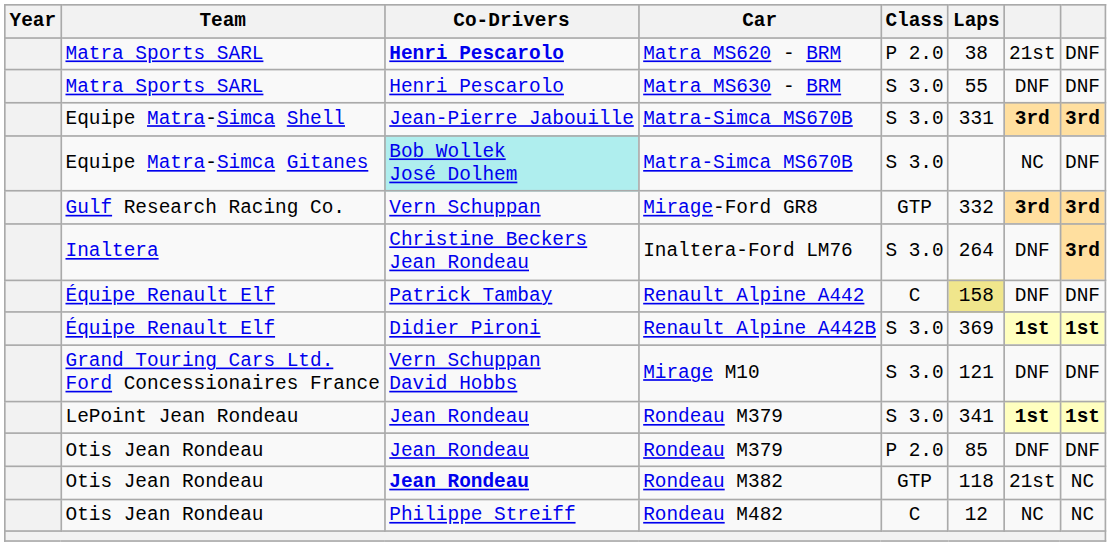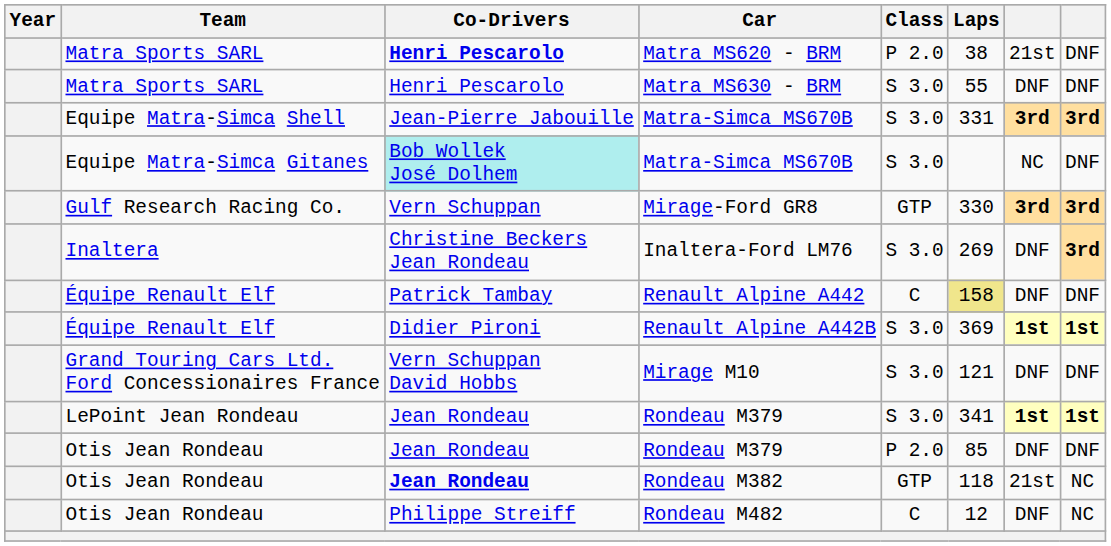(976, 207) 332 -> (976, 207) 330
(976, 251) 264 -> (976, 251) 269
(1032, 515) NC -> (1032, 515) DNF
